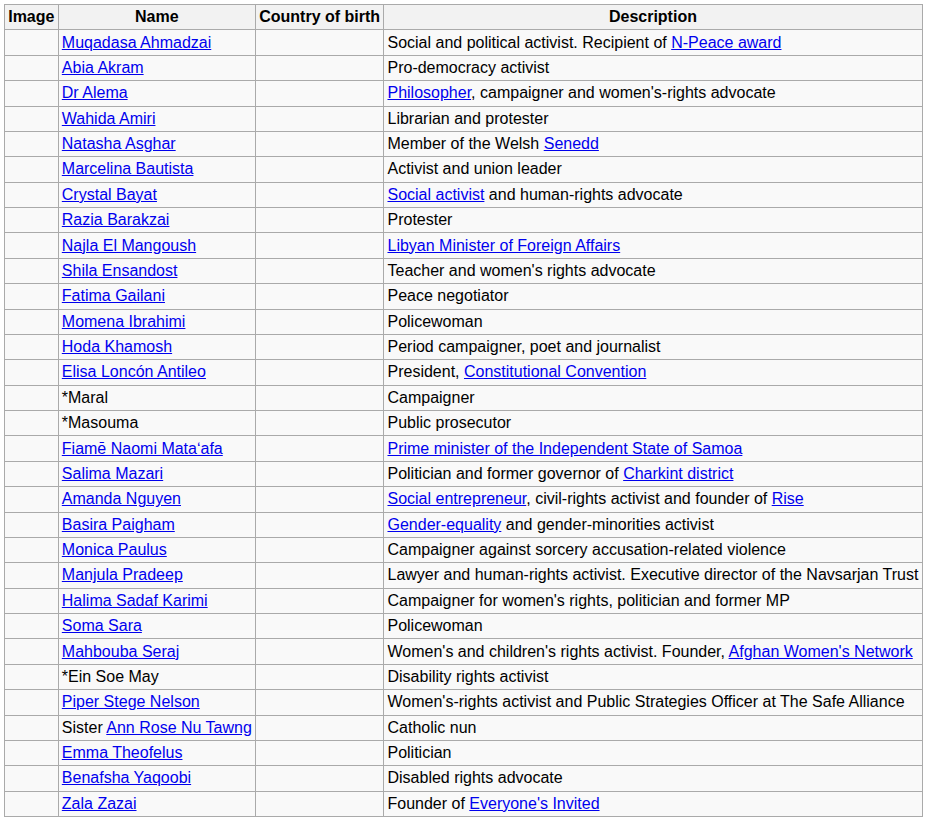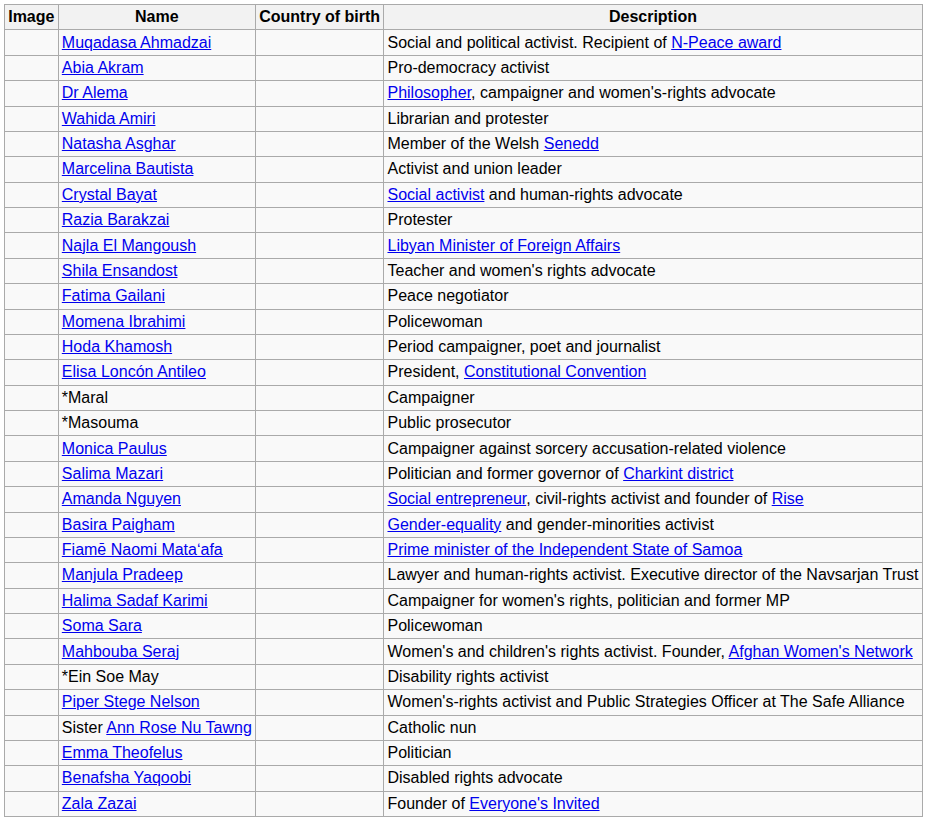rows swapped: (142, 448) <-> (114, 550)
